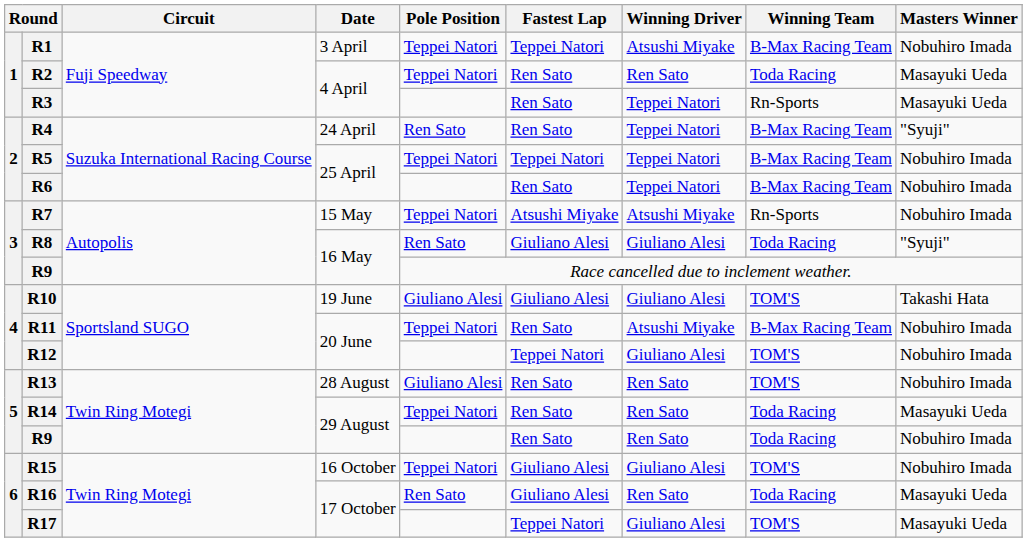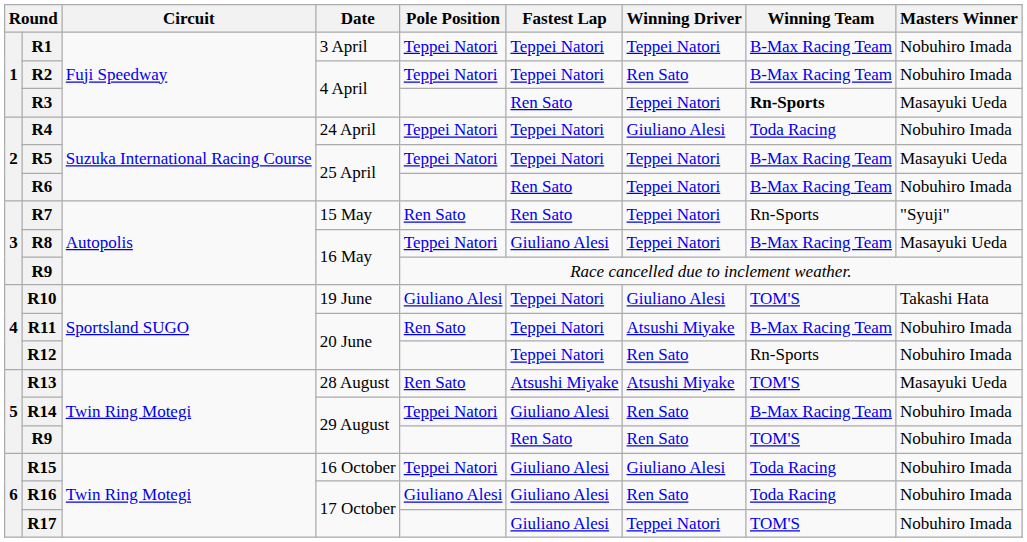(681, 46) Atsushi Miyake -> (673, 46) Teppei Natori
(541, 74) Ren Sato -> (557, 74) Teppei Natori
(793, 74) Toda Racing -> (821, 74) B-Max Racing Team
(954, 74) Masayuki Ueda -> (956, 74) Nobuhiro Imada
(784, 102) normal -> (787, 102) bold
(435, 130) Ren Sato -> (451, 130) Teppei Natori
(541, 130) Ren Sato -> (557, 130) Teppei Natori
(673, 130) Teppei Natori -> (676, 130) Giuliano Alesi
(821, 130) B-Max Racing Team -> (793, 130) Toda Racing
(925, 130) "Syuji" -> (956, 130) Nobuhiro Imada
(956, 158) Nobuhiro Imada -> (954, 158) Masayuki Ueda
(451, 214) Teppei Natori -> (435, 214) Ren Sato
(564, 214) Atsushi Miyake -> (541, 214) Ren Sato
(681, 214) Atsushi Miyake -> (673, 214) Teppei Natori
(956, 214) Nobuhiro Imada -> (925, 214) "Syuji"
(435, 242) Ren Sato -> (451, 242) Teppei Natori
(676, 242) Giuliano Alesi -> (673, 242) Teppei Natori
(793, 242) Toda Racing -> (821, 242) B-Max Racing Team
(925, 242) "Syuji" -> (954, 242) Masayuki Ueda
(560, 298) Giuliano Alesi -> (557, 298) Teppei Natori
(451, 326) Teppei Natori -> (435, 326) Ren Sato
(541, 326) Ren Sato -> (557, 326) Teppei Natori
(676, 354) Giuliano Alesi -> (657, 354) Ren Sato
(775, 354) TOM'S -> (784, 354) Rn-Sports
(453, 382) Giuliano Alesi -> (435, 382) Ren Sato
(541, 382) Ren Sato -> (564, 382) Atsushi Miyake
(657, 382) Ren Sato -> (681, 382) Atsushi Miyake
(956, 382) Nobuhiro Imada -> (954, 382) Masayuki Ueda
(541, 410) Ren Sato -> (560, 410) Giuliano Alesi
(793, 410) Toda Racing -> (821, 410) B-Max Racing Team
(954, 410) Masayuki Ueda -> (956, 410) Nobuhiro Imada
(793, 438) Toda Racing -> (775, 438) TOM'S
(775, 466) TOM'S -> (793, 466) Toda Racing
(435, 494) Ren Sato -> (453, 494) Giuliano Alesi
(954, 494) Masayuki Ueda -> (956, 494) Nobuhiro Imada
(557, 522) Teppei Natori -> (560, 522) Giuliano Alesi
(676, 522) Giuliano Alesi -> (673, 522) Teppei Natori
(954, 522) Masayuki Ueda -> (956, 522) Nobuhiro Imada
